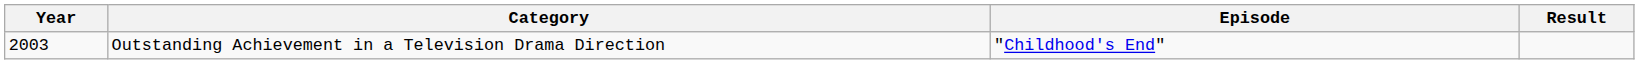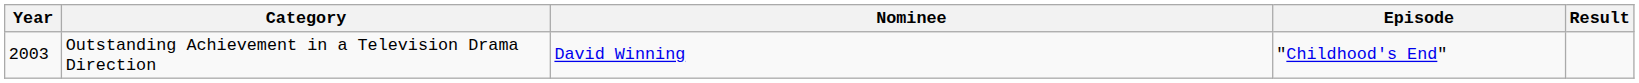+ column: (911, 18)
